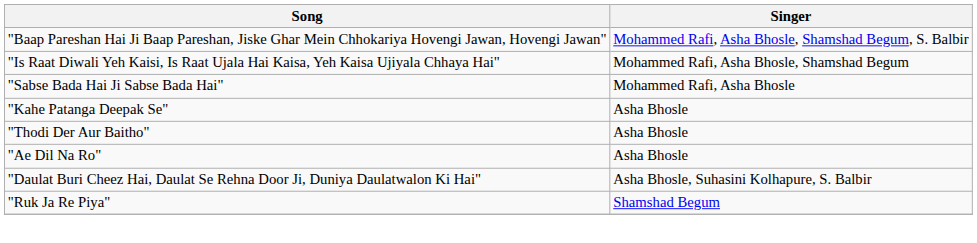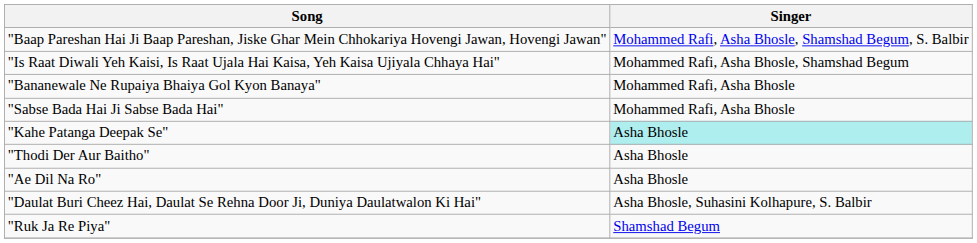+ row: (164, 86)
(651, 109) no background -> (651, 132) paleturquoise background
